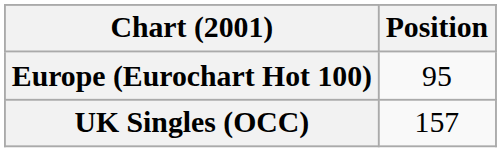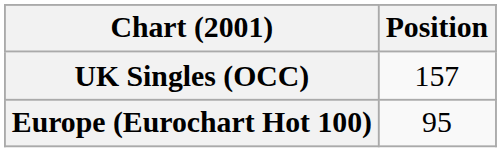rows swapped: (192, 75) <-> (192, 122)
